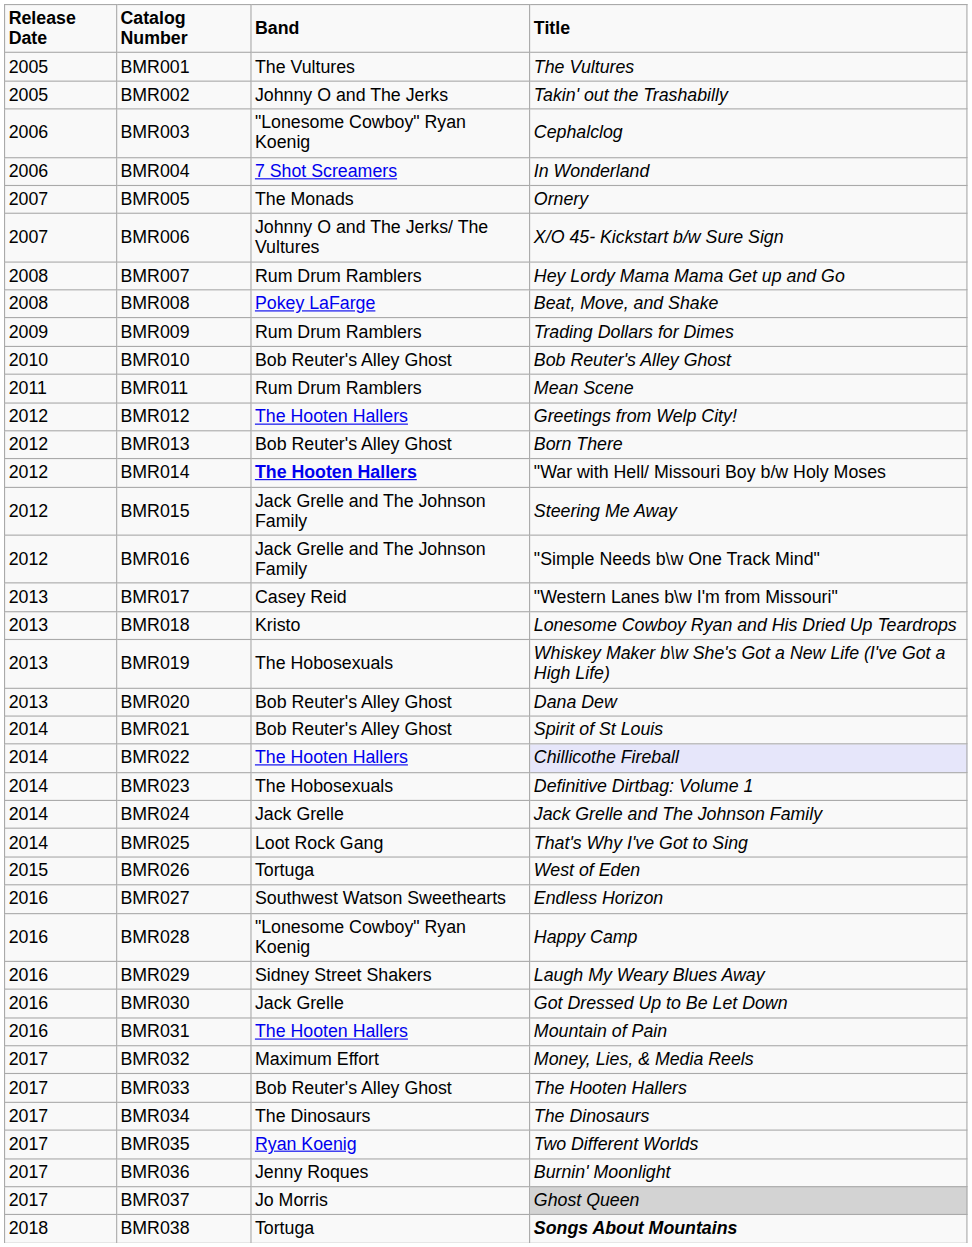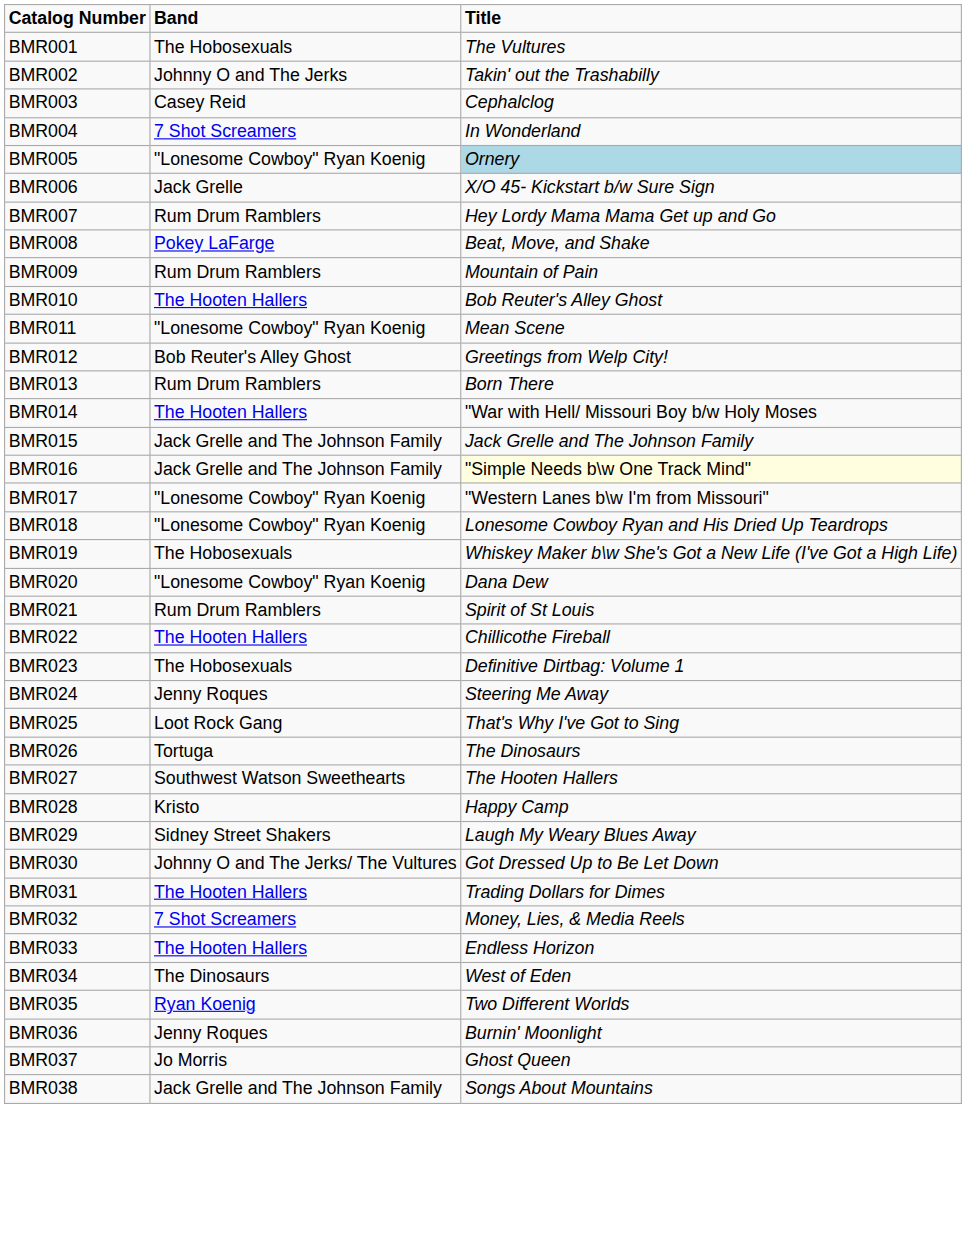- column: (42, 28)
(305, 66) The Vultures -> (223, 46) The Hobosexuals
(360, 133) "Lonesome Cowboy" Ryan Koenig -> (200, 103) Casey Reid
(304, 199) The Monads -> (290, 159) "Lonesome Cowboy" Ryan Koenig
(561, 199) no background -> (492, 159) lightblue background
(372, 237) Johnny O and The Jerks/ The Vultures -> (198, 187) Jack Grelle
(634, 332) Trading Dollars for Dimes -> (532, 272) Mountain of Pain
(353, 360) Bob Reuter's Alley Ghost -> (231, 300) The Hooten Hallers
(338, 388) Rum Drum Ramblers -> (290, 328) "Lonesome Cowboy" Ryan Koenig
(331, 416) The Hooten Hallers -> (252, 356) Bob Reuter's Alley Ghost
(353, 444) Bob Reuter's Alley Ghost -> (237, 384) Rum Drum Ramblers
(336, 472) bold -> (231, 412) normal
(605, 511) Steering Me Away -> (609, 441) Jack Grelle and The Johnson Family
(677, 559) no background -> (608, 469) lightyellow background
(301, 597) Casey Reid -> (290, 497) "Lonesome Cowboy" Ryan Koenig
(278, 625) Kristo -> (290, 525) "Lonesome Cowboy" Ryan Koenig
(353, 701) Bob Reuter's Alley Ghost -> (290, 581) "Lonesome Cowboy" Ryan Koenig
(353, 729) Bob Reuter's Alley Ghost -> (237, 610) Rum Drum Ramblers
(606, 758) lavender background -> (537, 638) no background
(299, 814) Jack Grelle -> (211, 694) Jenny Roques
(678, 814) Jack Grelle and The Johnson Family -> (537, 694) Steering Me Away
(587, 870) West of Eden -> (523, 750) The Dinosaurs
(599, 898) Endless Horizon -> (541, 779) The Hooten Hallers
(360, 937) "Lonesome Cowboy" Ryan Koenig -> (177, 807) Kristo
(299, 1003) Jack Grelle -> (305, 863) Johnny O and The Jerks/ The Vultures
(600, 1031) Mountain of Pain -> (565, 891) Trading Dollars for Dimes
(317, 1059) Maximum Effort -> (225, 919) 7 Shot Screamers
(353, 1087) Bob Reuter's Alley Ghost -> (231, 948) The Hooten Hallers
(610, 1087) The Hooten Hallers -> (530, 948) Endless Horizon
(592, 1116) The Dinosaurs -> (518, 976) West of Eden
(587, 1200) lightgrey background -> (518, 1060) no background
(285, 1228) Tortuga -> (298, 1088) Jack Grelle and The Johnson Family
(636, 1228) bold -> (559, 1088) normal
